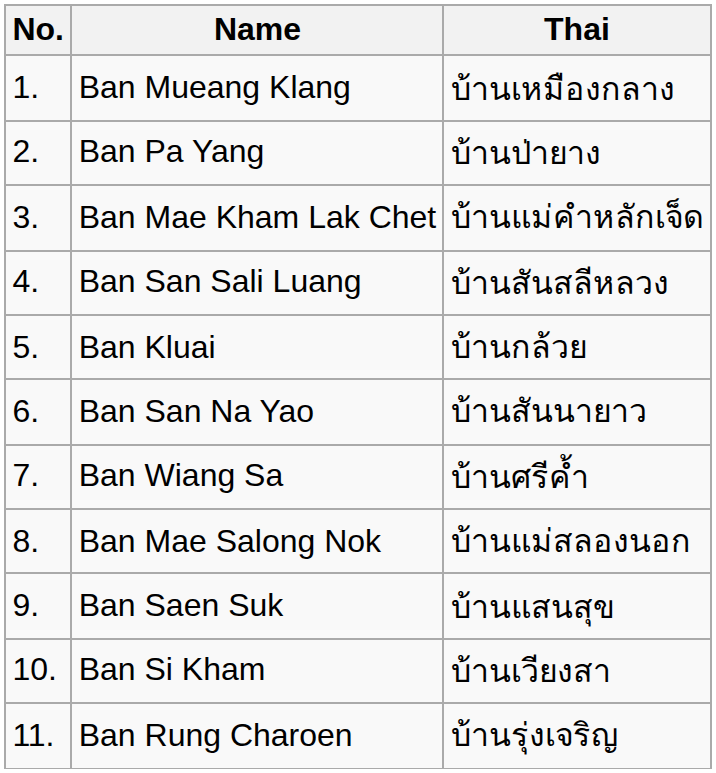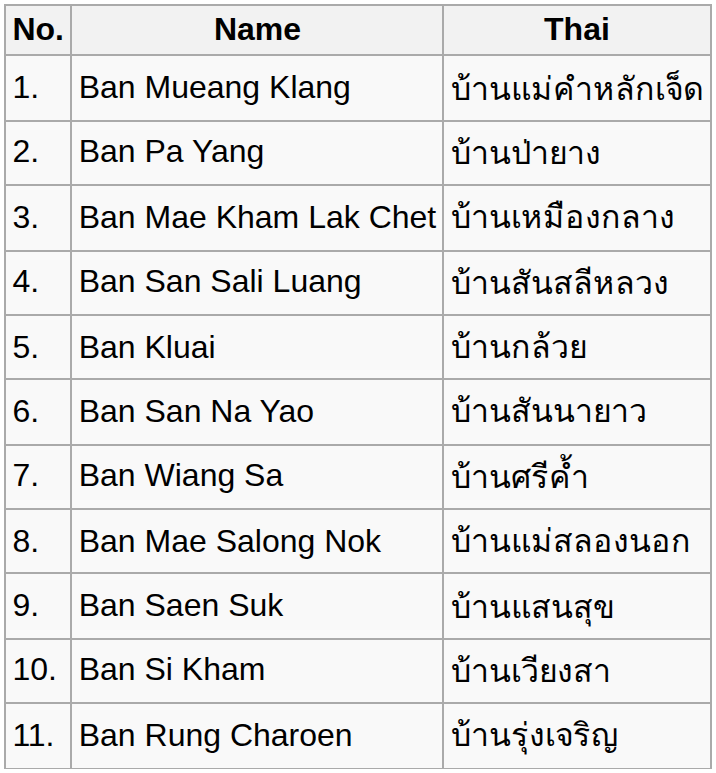(563, 88) บ้านเหมืองกลาง -> (577, 88) บ้านแม่คำหลักเจ็ด
(577, 218) บ้านแม่คำหลักเจ็ด -> (563, 218) บ้านเหมืองกลาง
